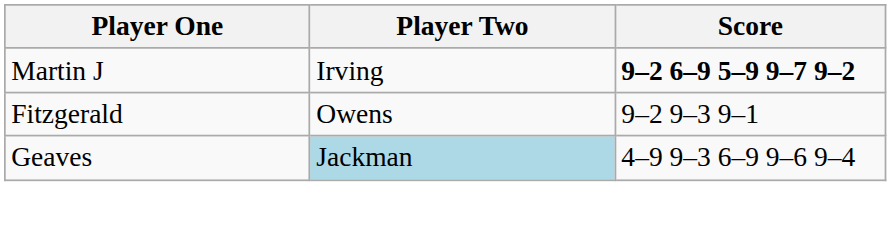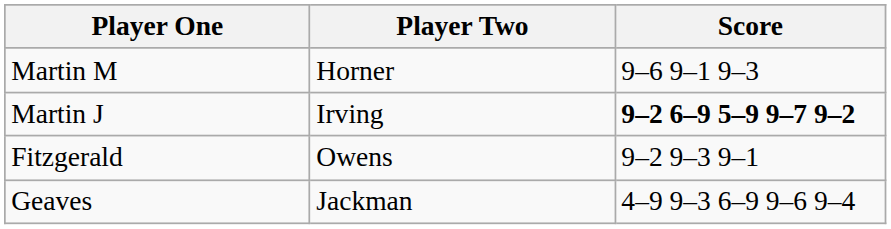+ row: (64, 69)
(364, 157) lightblue background -> (364, 200) no background
